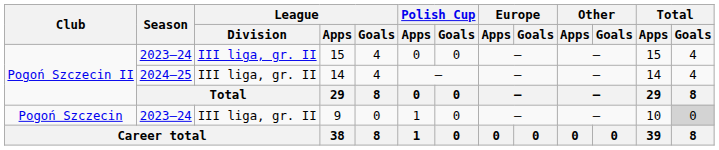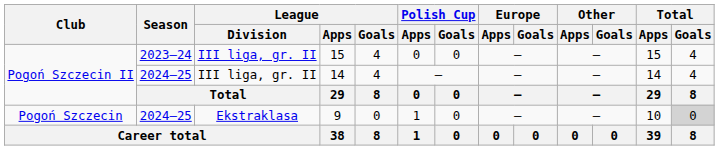(166, 115) 2023–24 -> (166, 115) 2024–25
(257, 115) III liga, gr. II -> (257, 115) Ekstraklasa
